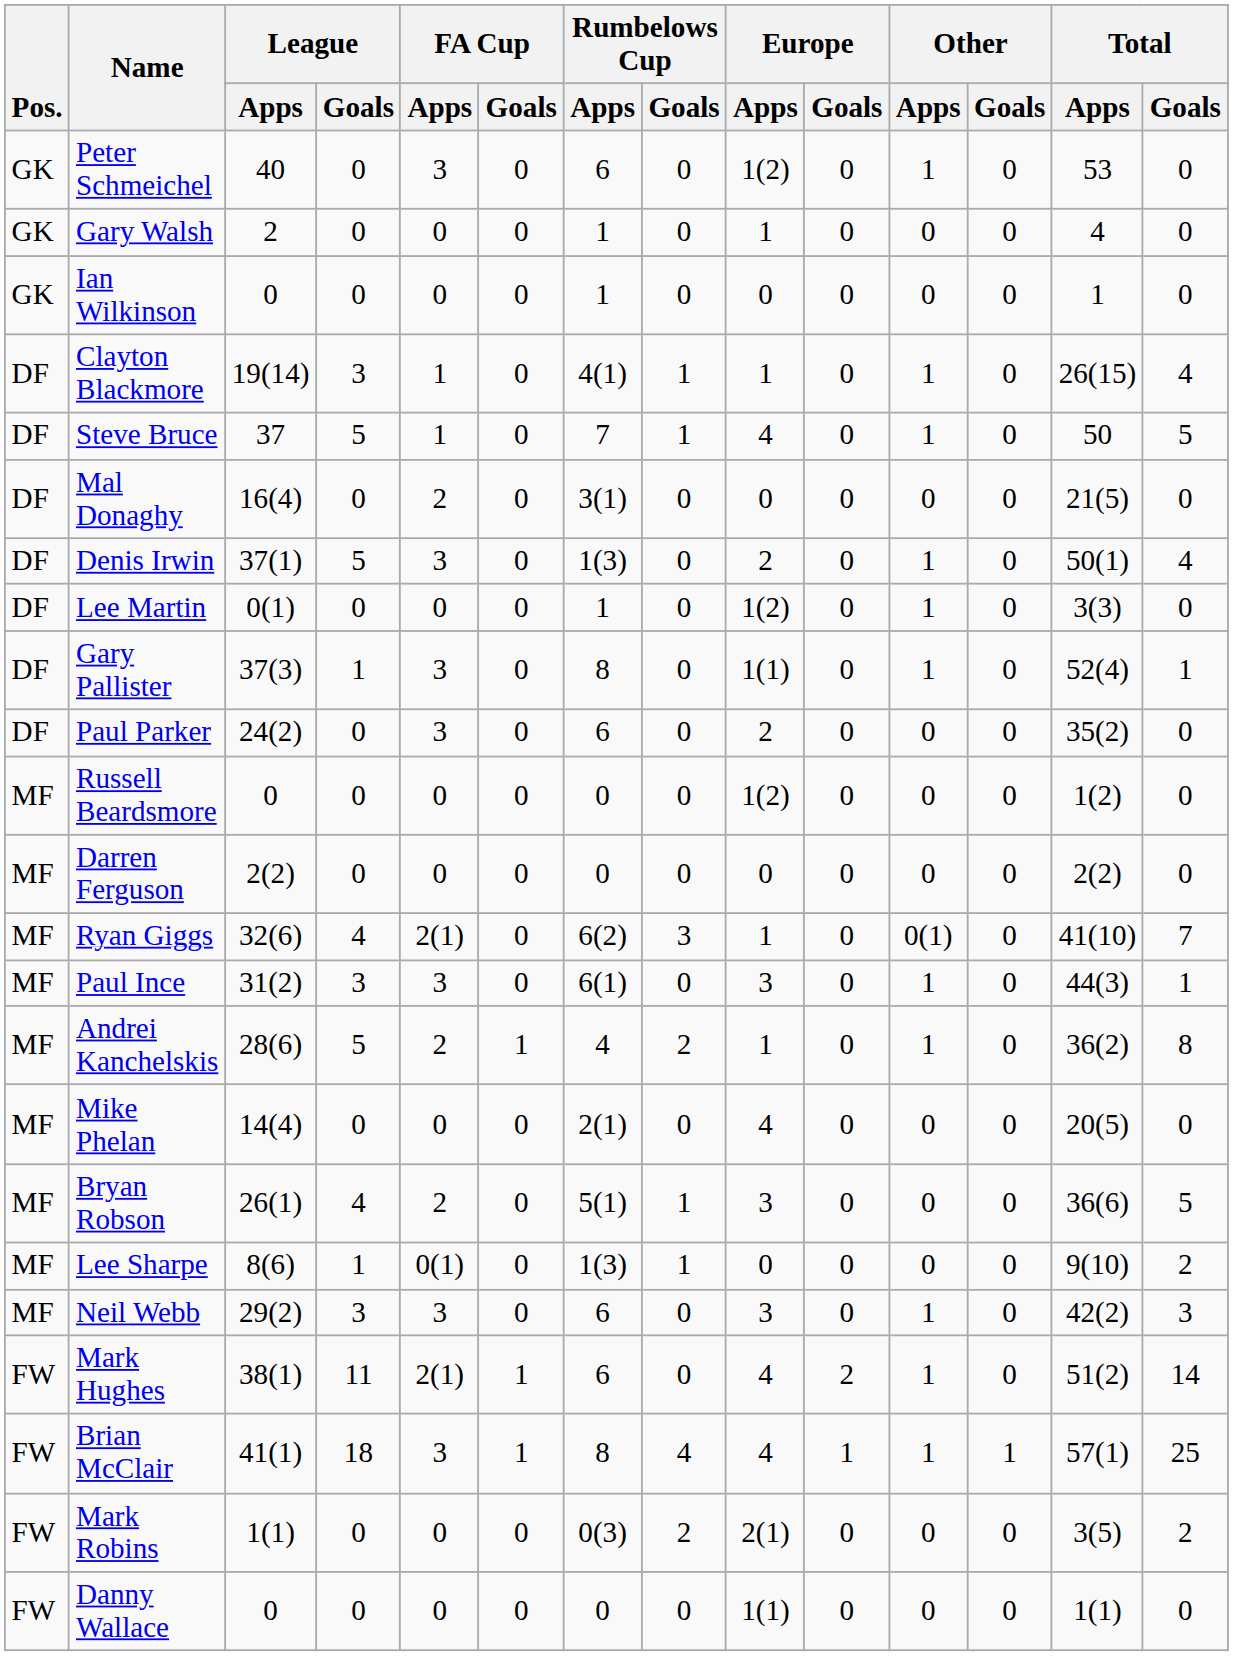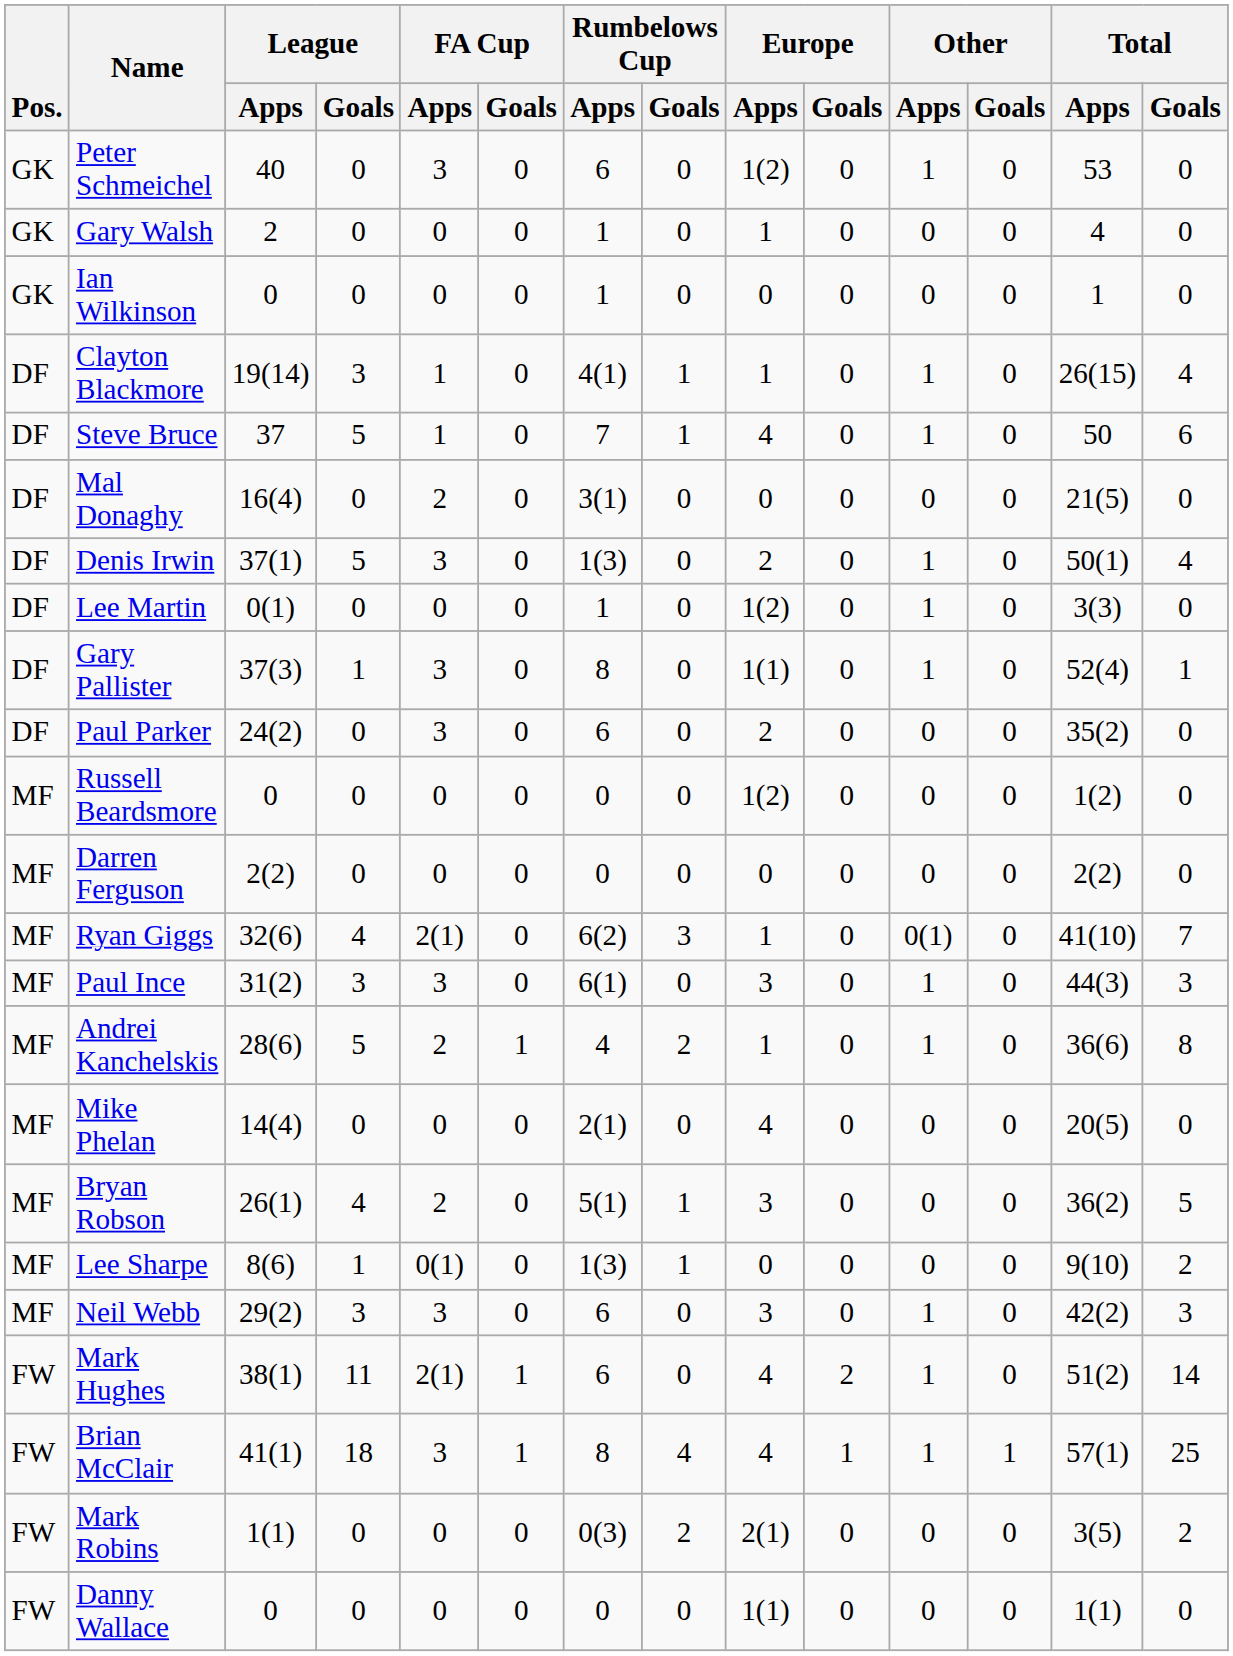(1185, 435) 5 -> (1185, 435) 6
(1185, 982) 1 -> (1185, 982) 3
(1097, 1044) 36(2) -> (1097, 1044) 36(6)
(1097, 1202) 36(6) -> (1097, 1202) 36(2)
